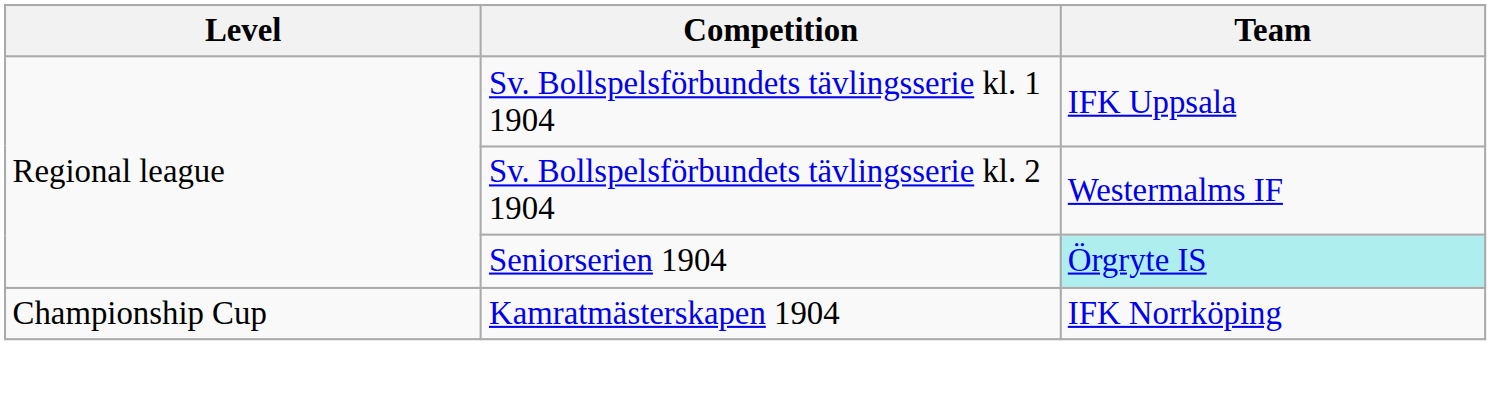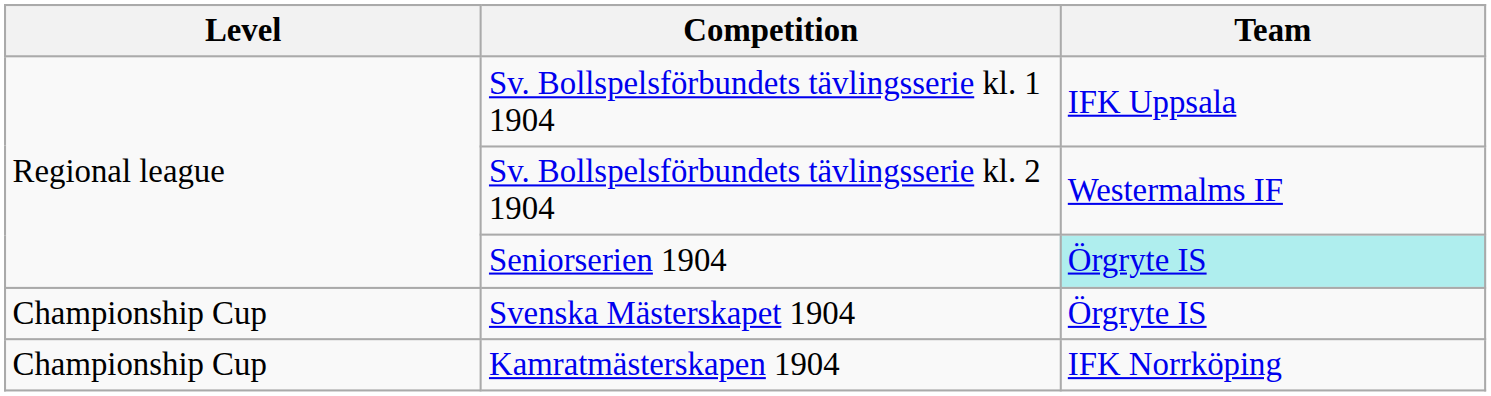+ row: (672, 312)
